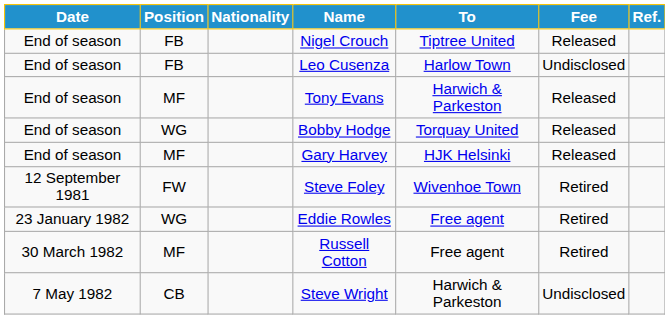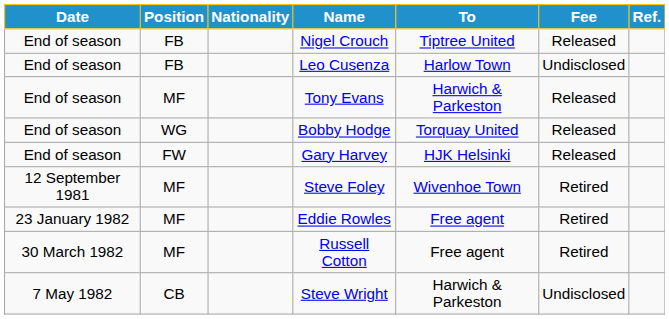(174, 155) MF -> (174, 155) FW
(174, 187) FW -> (174, 187) MF
(174, 220) WG -> (174, 220) MF
